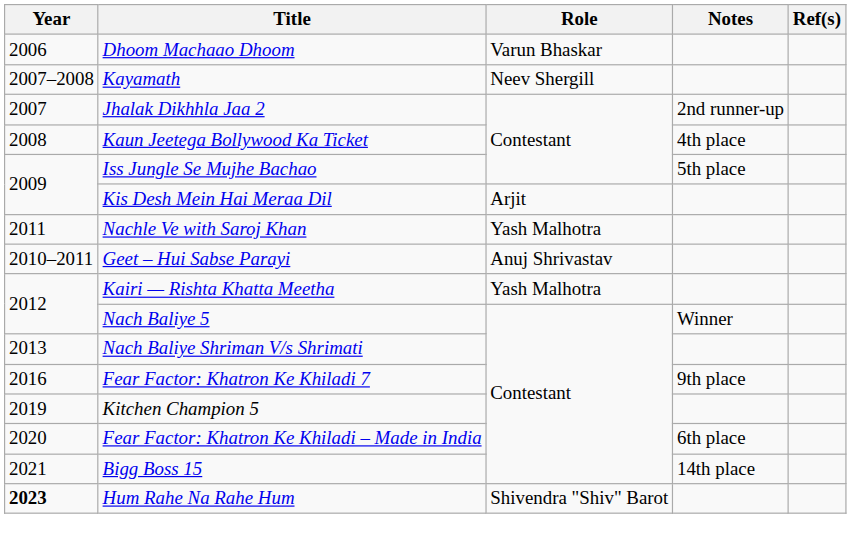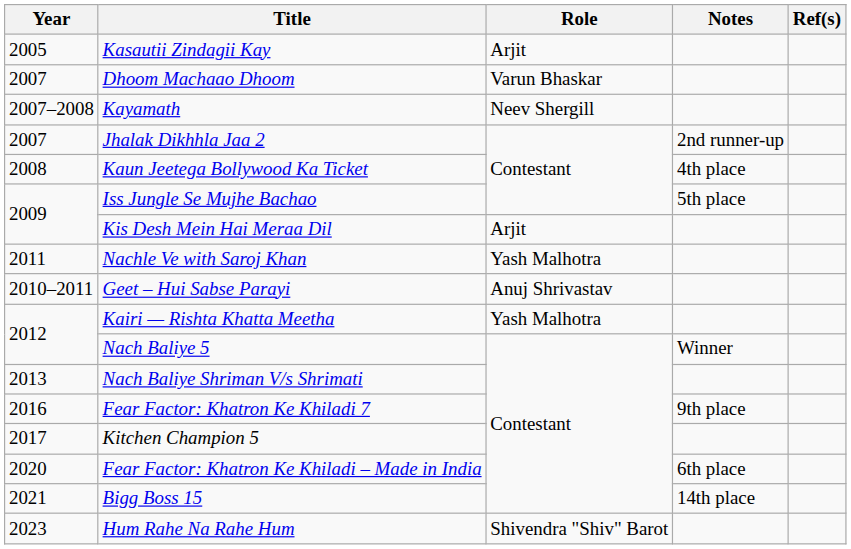+ row: (187, 49)
(28, 49) 2006 -> (28, 79) 2007
(28, 408) 2019 -> (28, 438) 2017
(28, 498) bold -> (28, 528) normal
